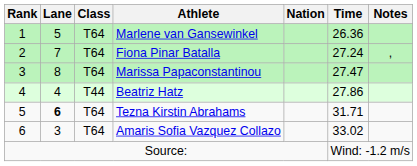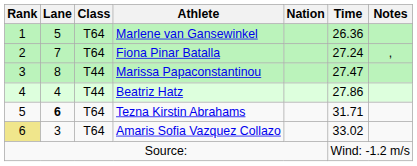(94, 72) T64 -> (94, 72) T44
(22, 131) no background -> (22, 131) khaki background
